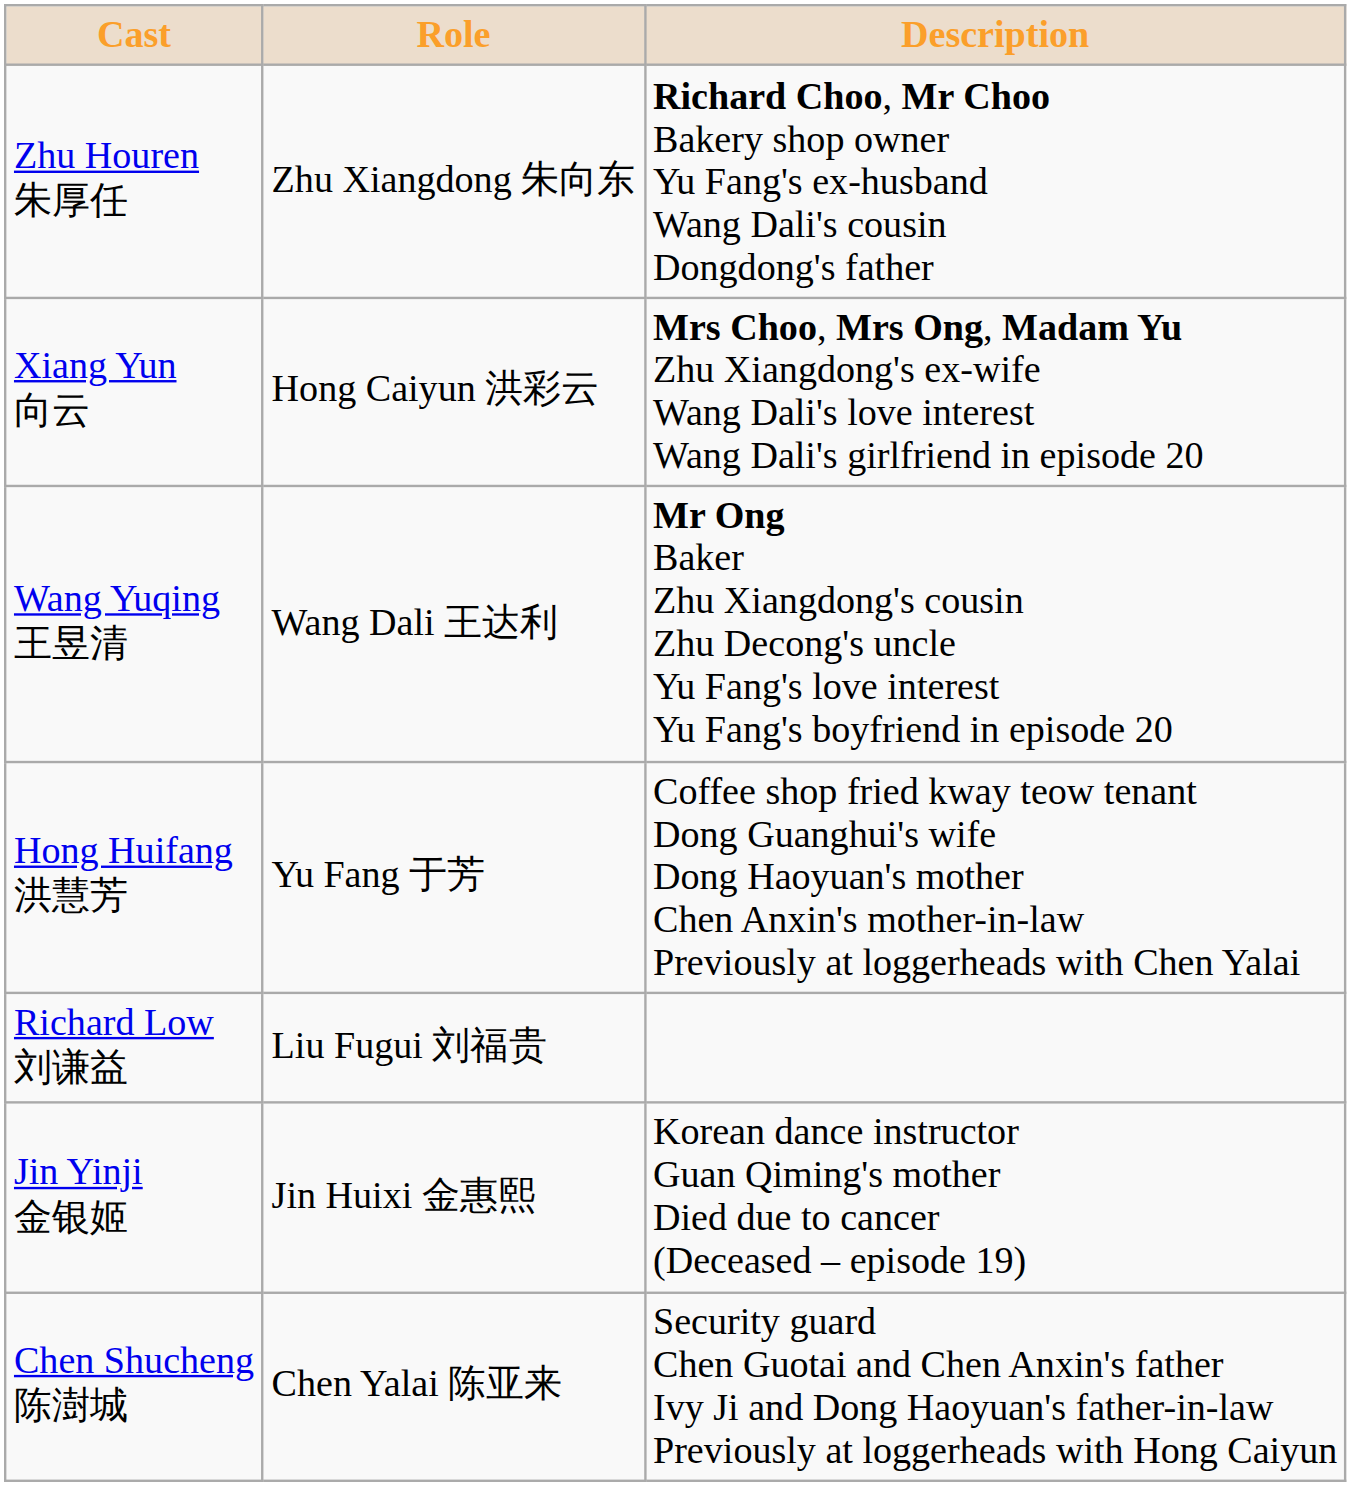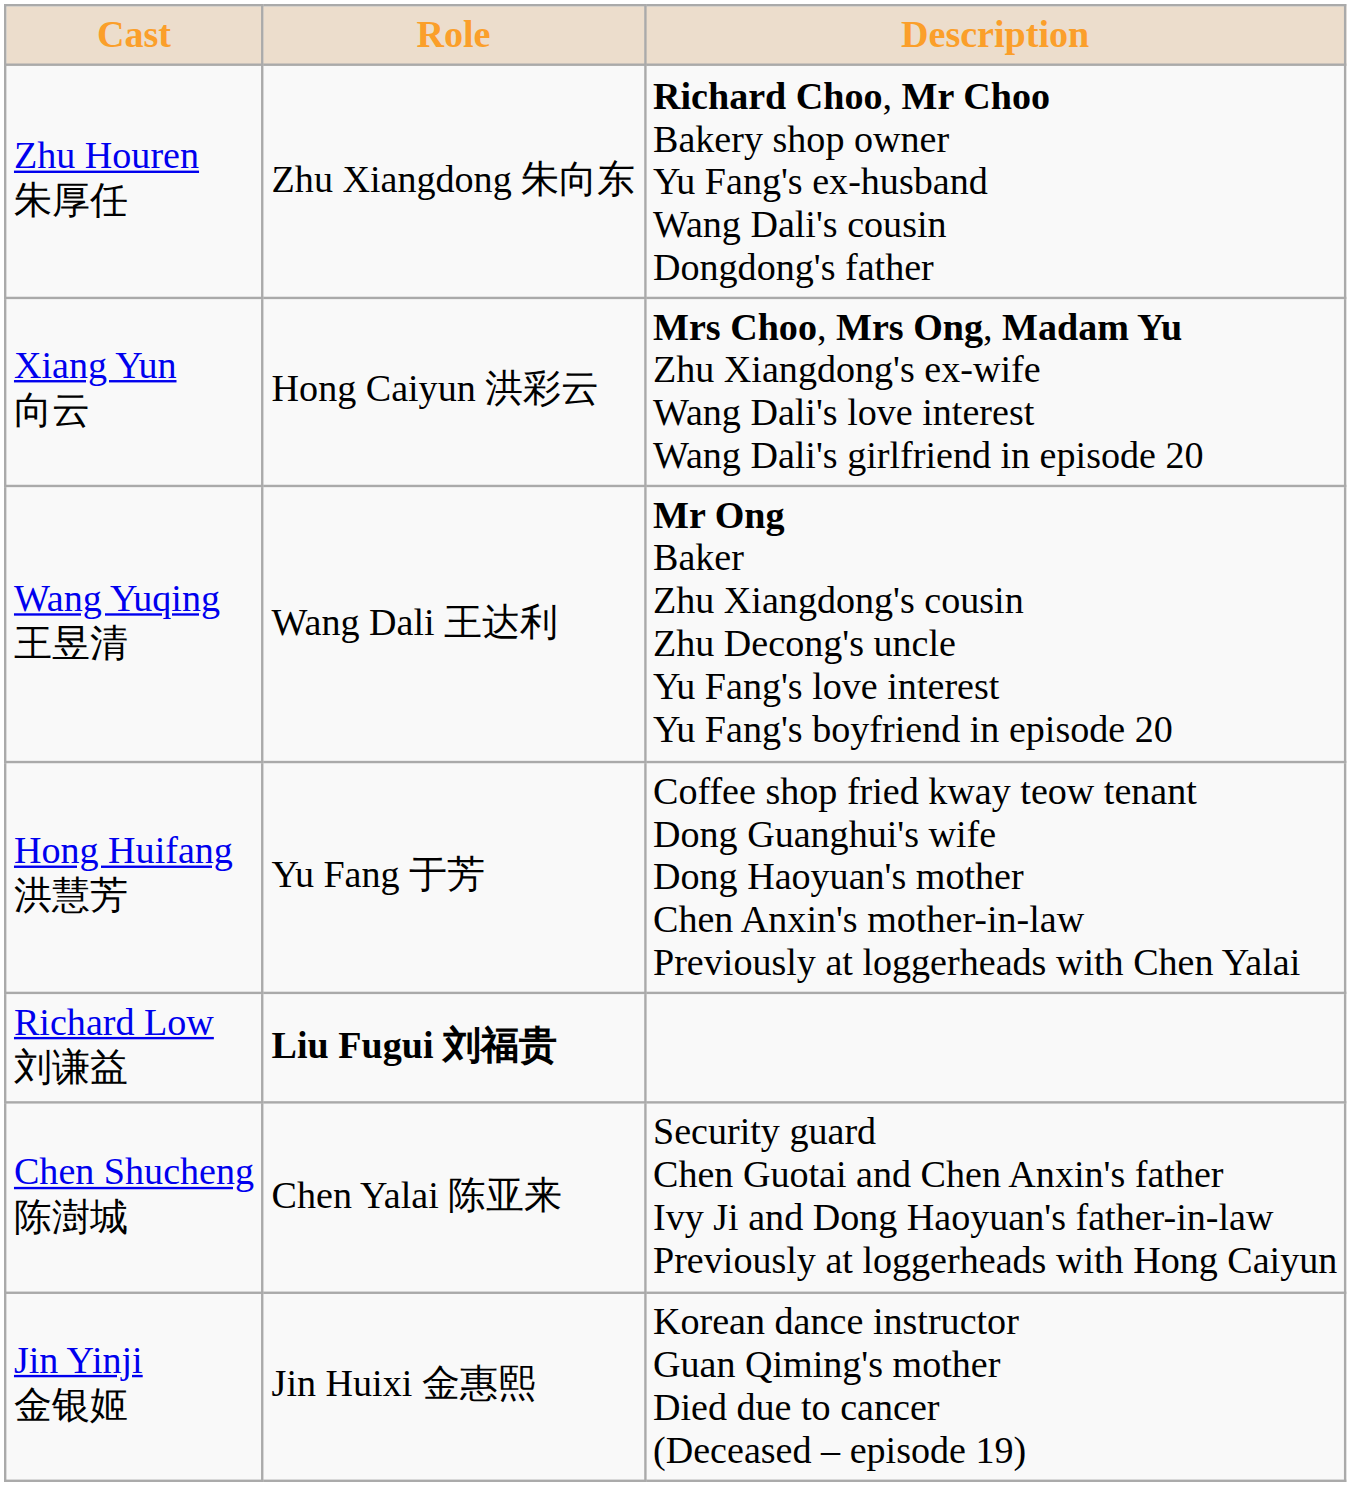(409, 1045) normal -> (414, 1045) bold
rows swapped: (134, 1383) <-> (78, 1194)
